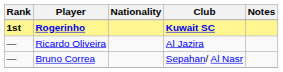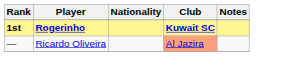(185, 43) no background -> (185, 43) lightsalmon background
- row: (65, 59)
